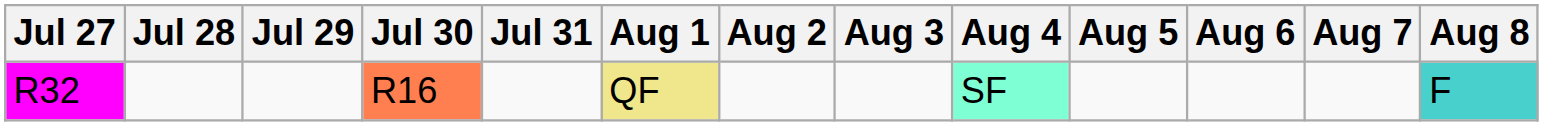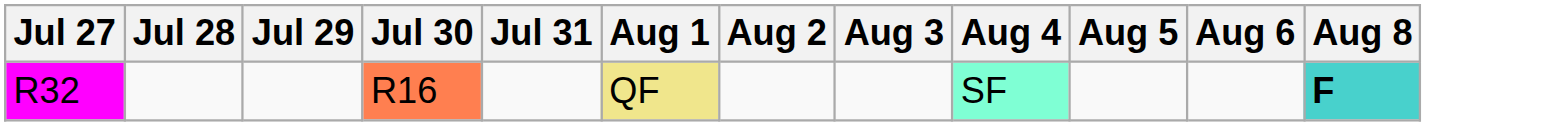- column: (1362, 33)
(1440, 90) normal -> (1323, 90) bold
